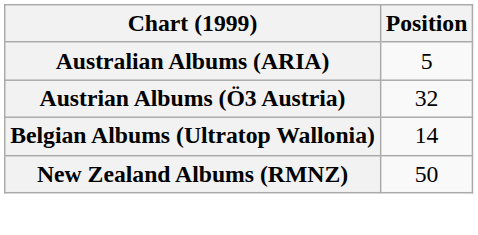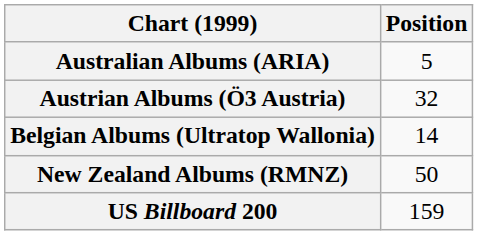+ row: (193, 211)
